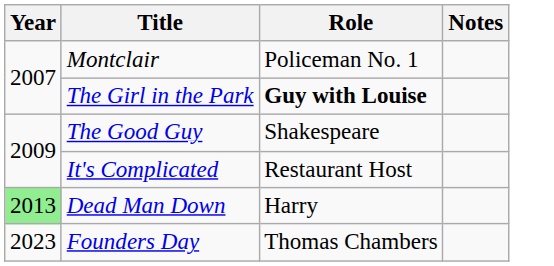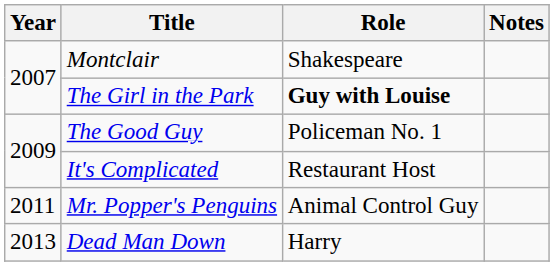(341, 59) Policeman No. 1 -> (345, 59) Shakespeare
(322, 132) Shakespeare -> (365, 132) Policeman No. 1
+ row: (172, 205)
(33, 205) lightgreen background -> (33, 242) no background
- row: (133, 242)
